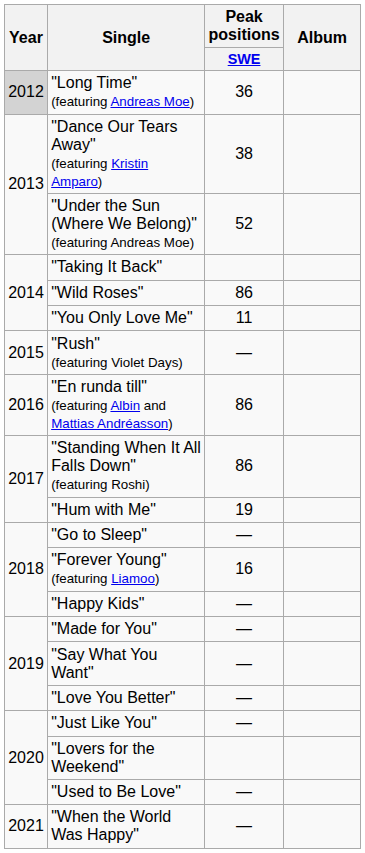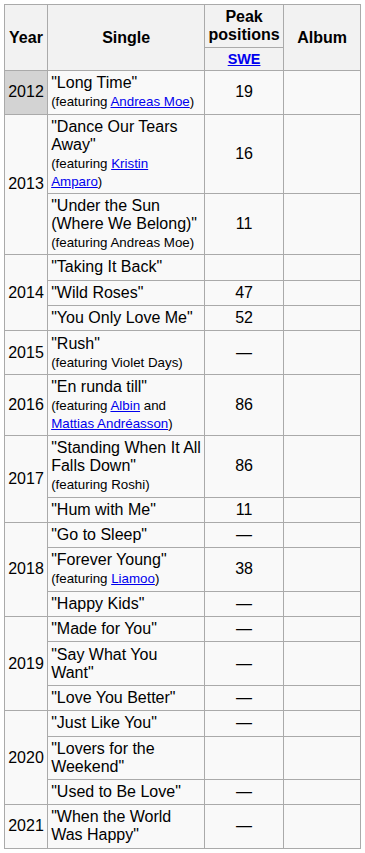(244, 92) 36 -> (244, 92) 19
(244, 153) 38 -> (244, 153) 16
(244, 224) 52 -> (244, 224) 11
(244, 292) 86 -> (244, 292) 47
(244, 318) 11 -> (244, 318) 52
(244, 509) 19 -> (244, 509) 11
(244, 569) 16 -> (244, 569) 38
